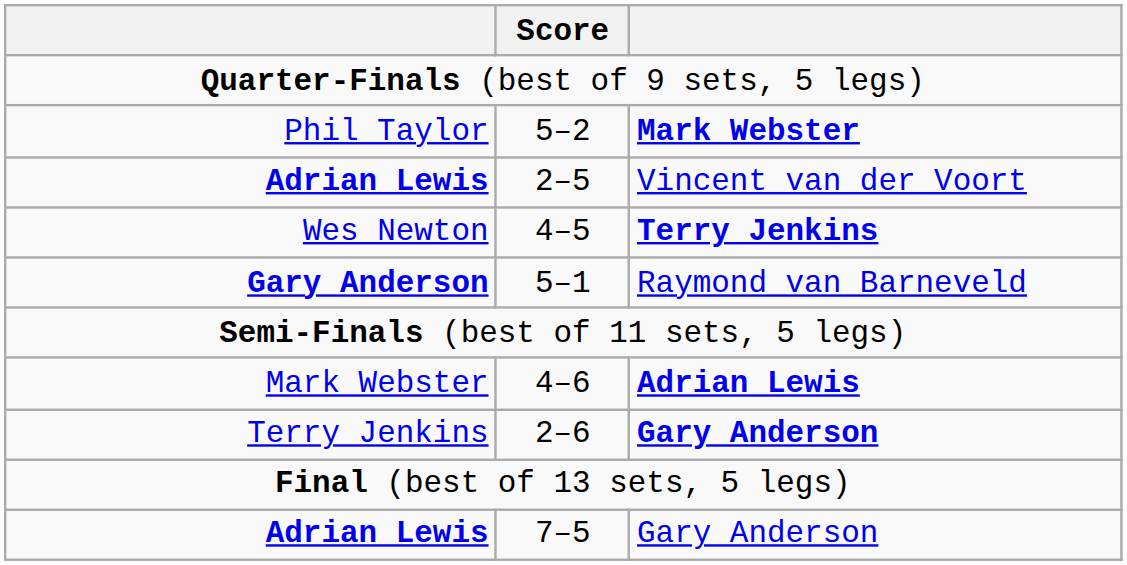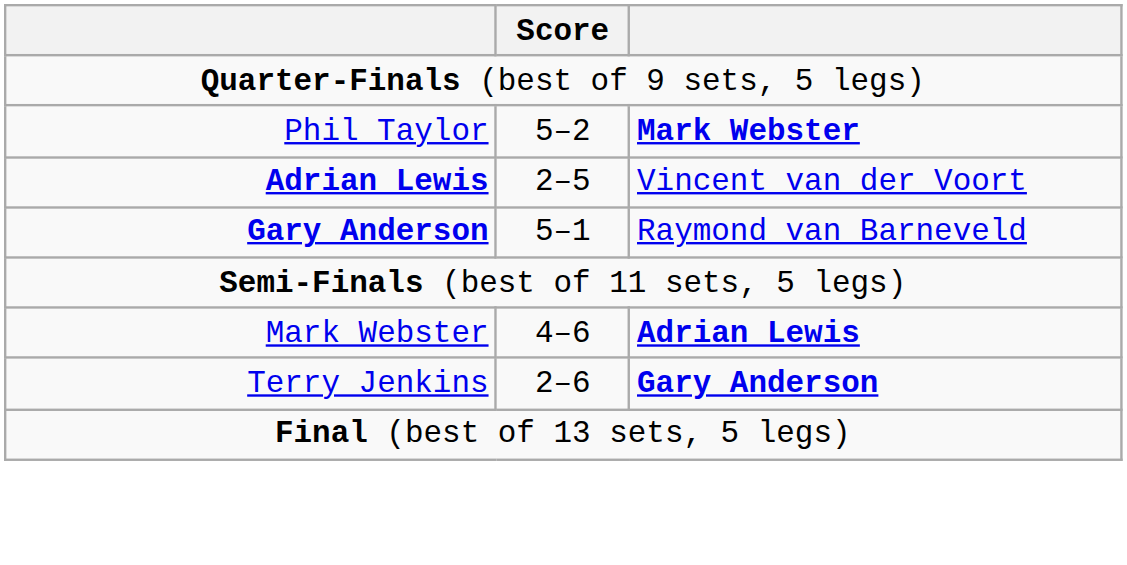- row: (396, 232)
- row: (377, 535)
